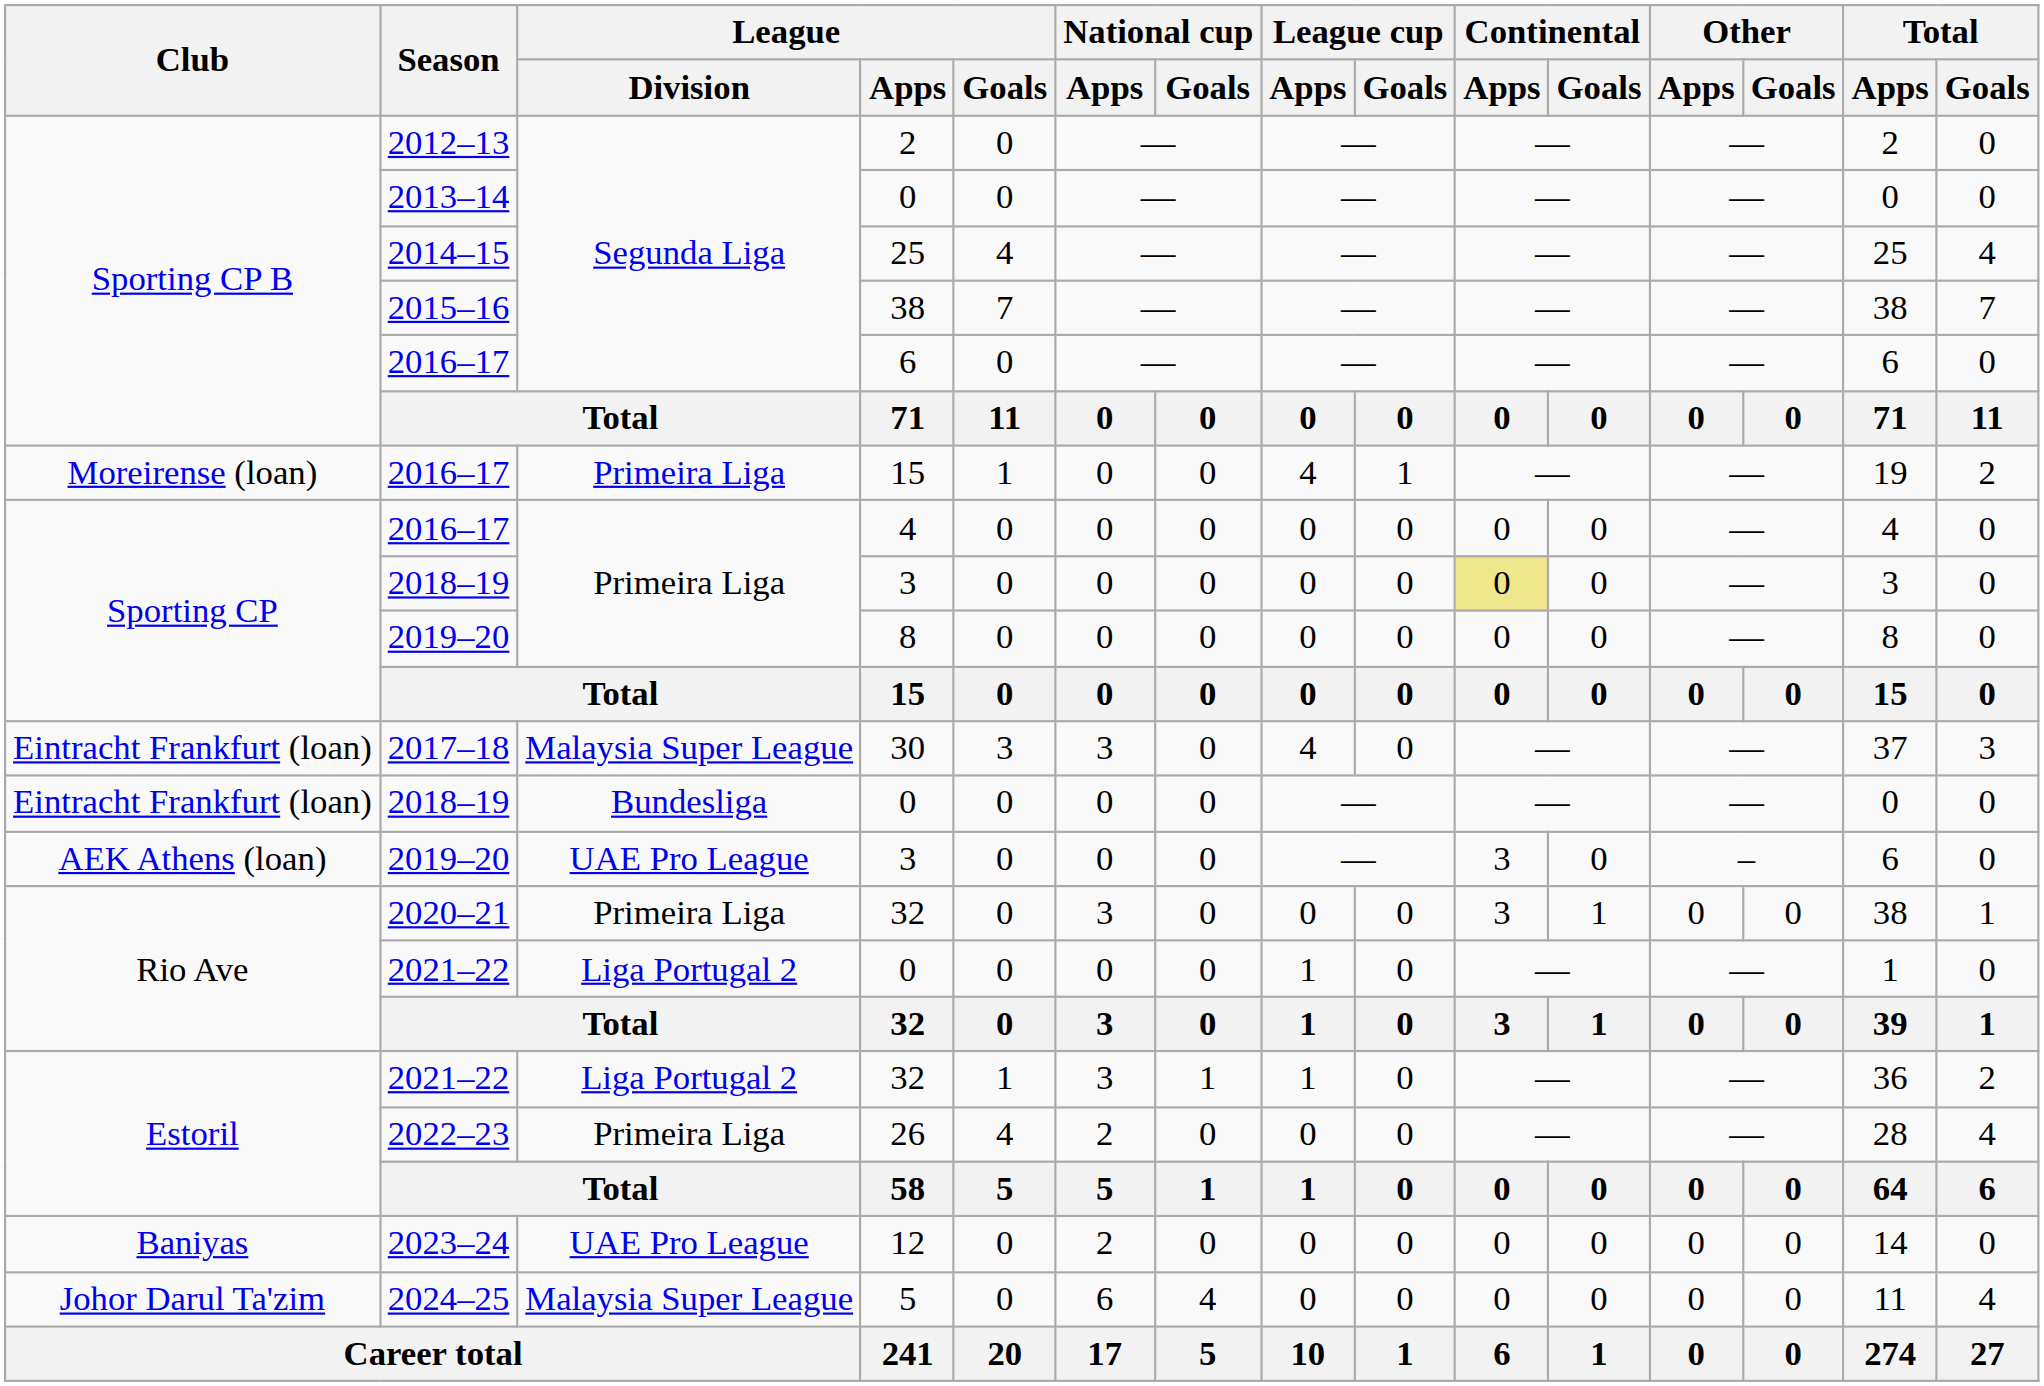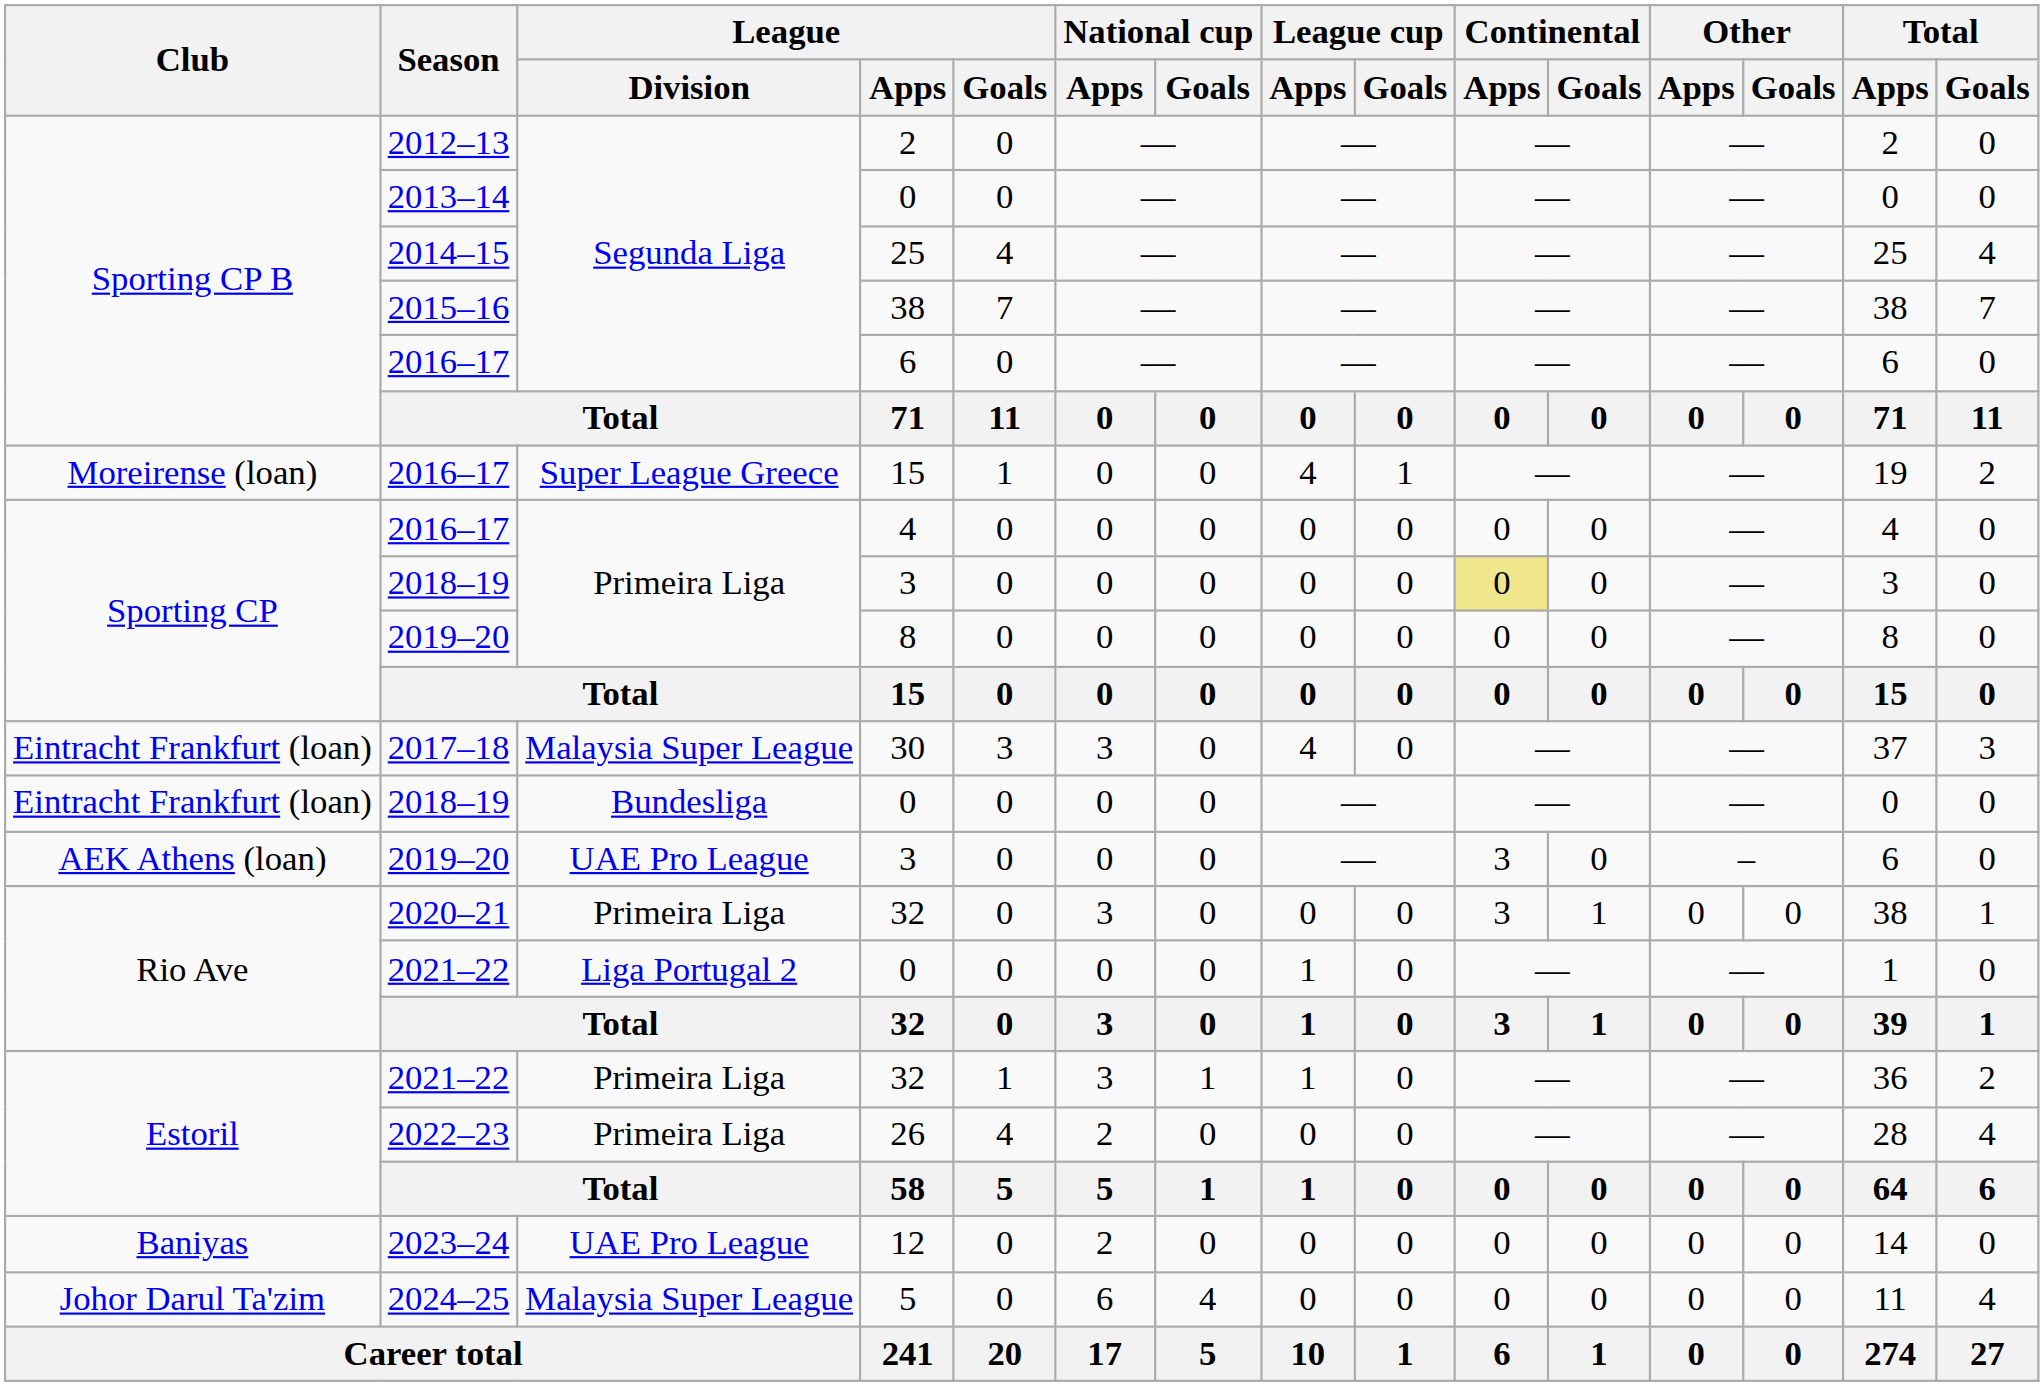(689, 472) Primeira Liga -> (689, 472) Super League Greece
(689, 1078) Liga Portugal 2 -> (689, 1078) Primeira Liga
